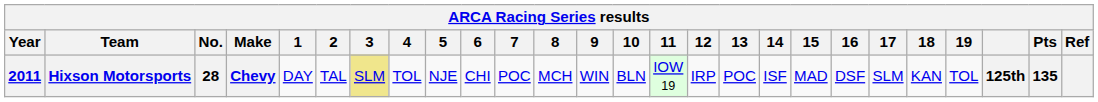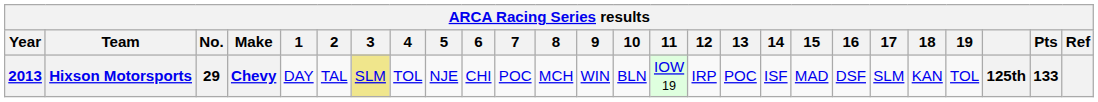(25, 76) 2011 -> (25, 76) 2013
(211, 76) 28 -> (211, 76) 29
(1045, 76) 135 -> (1046, 76) 133
